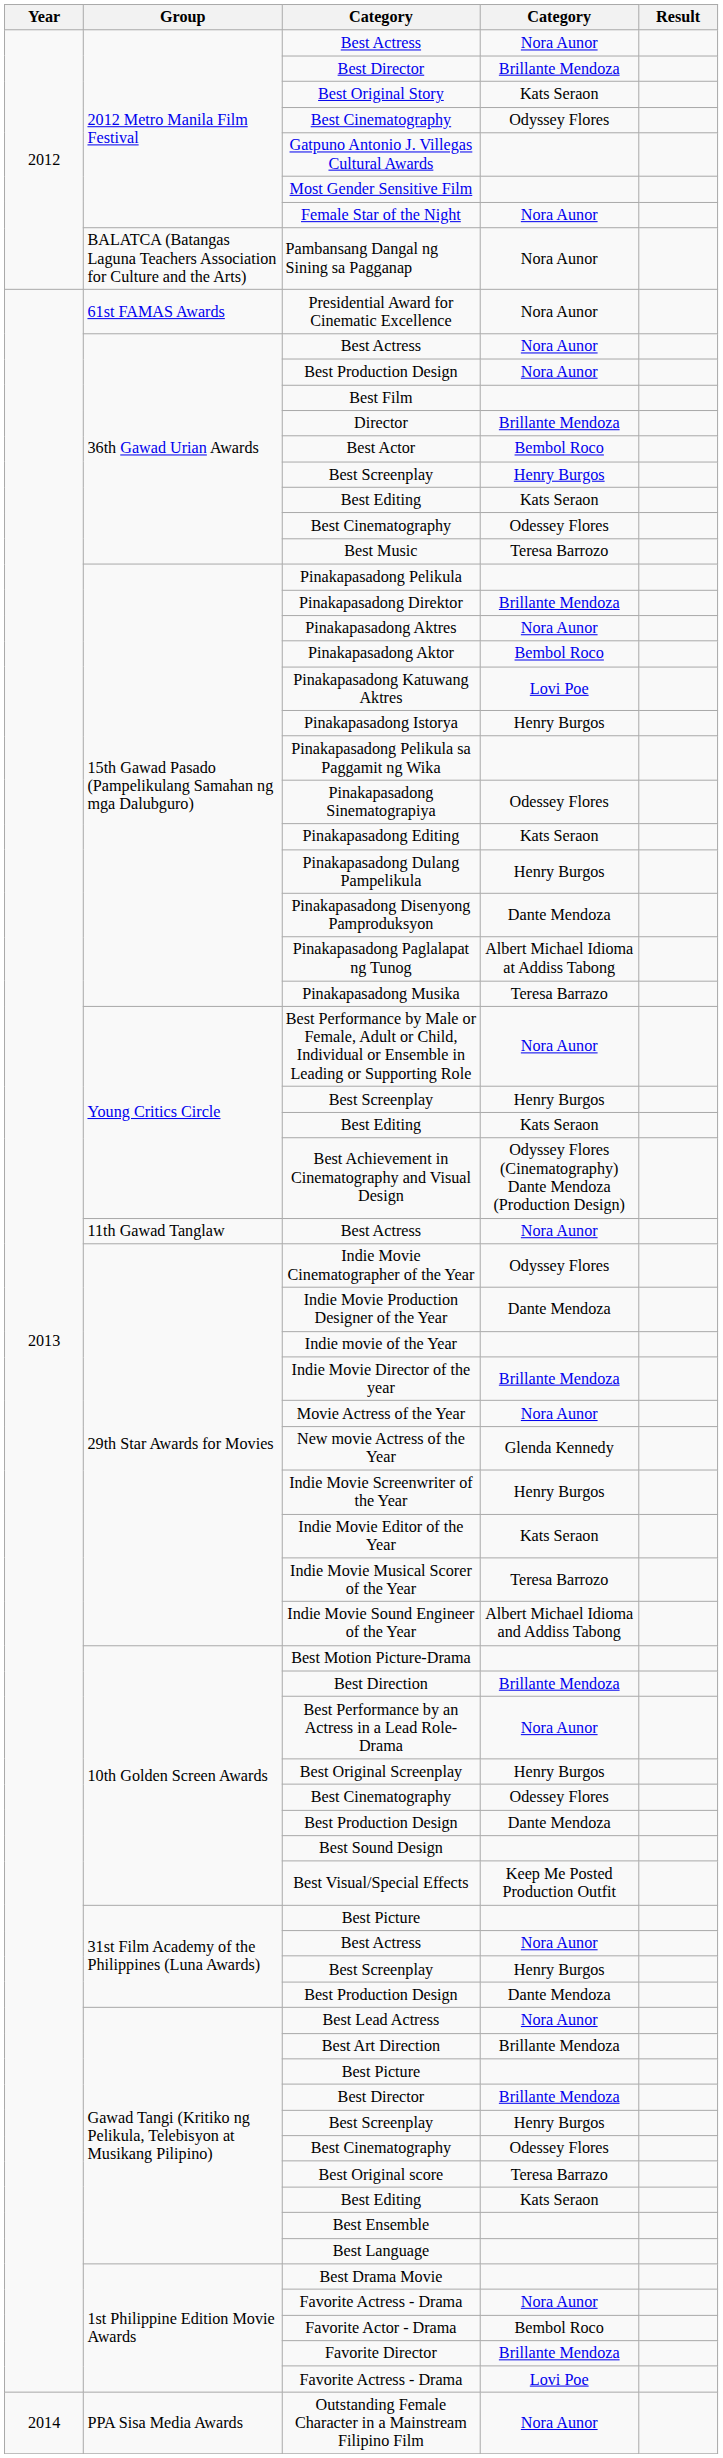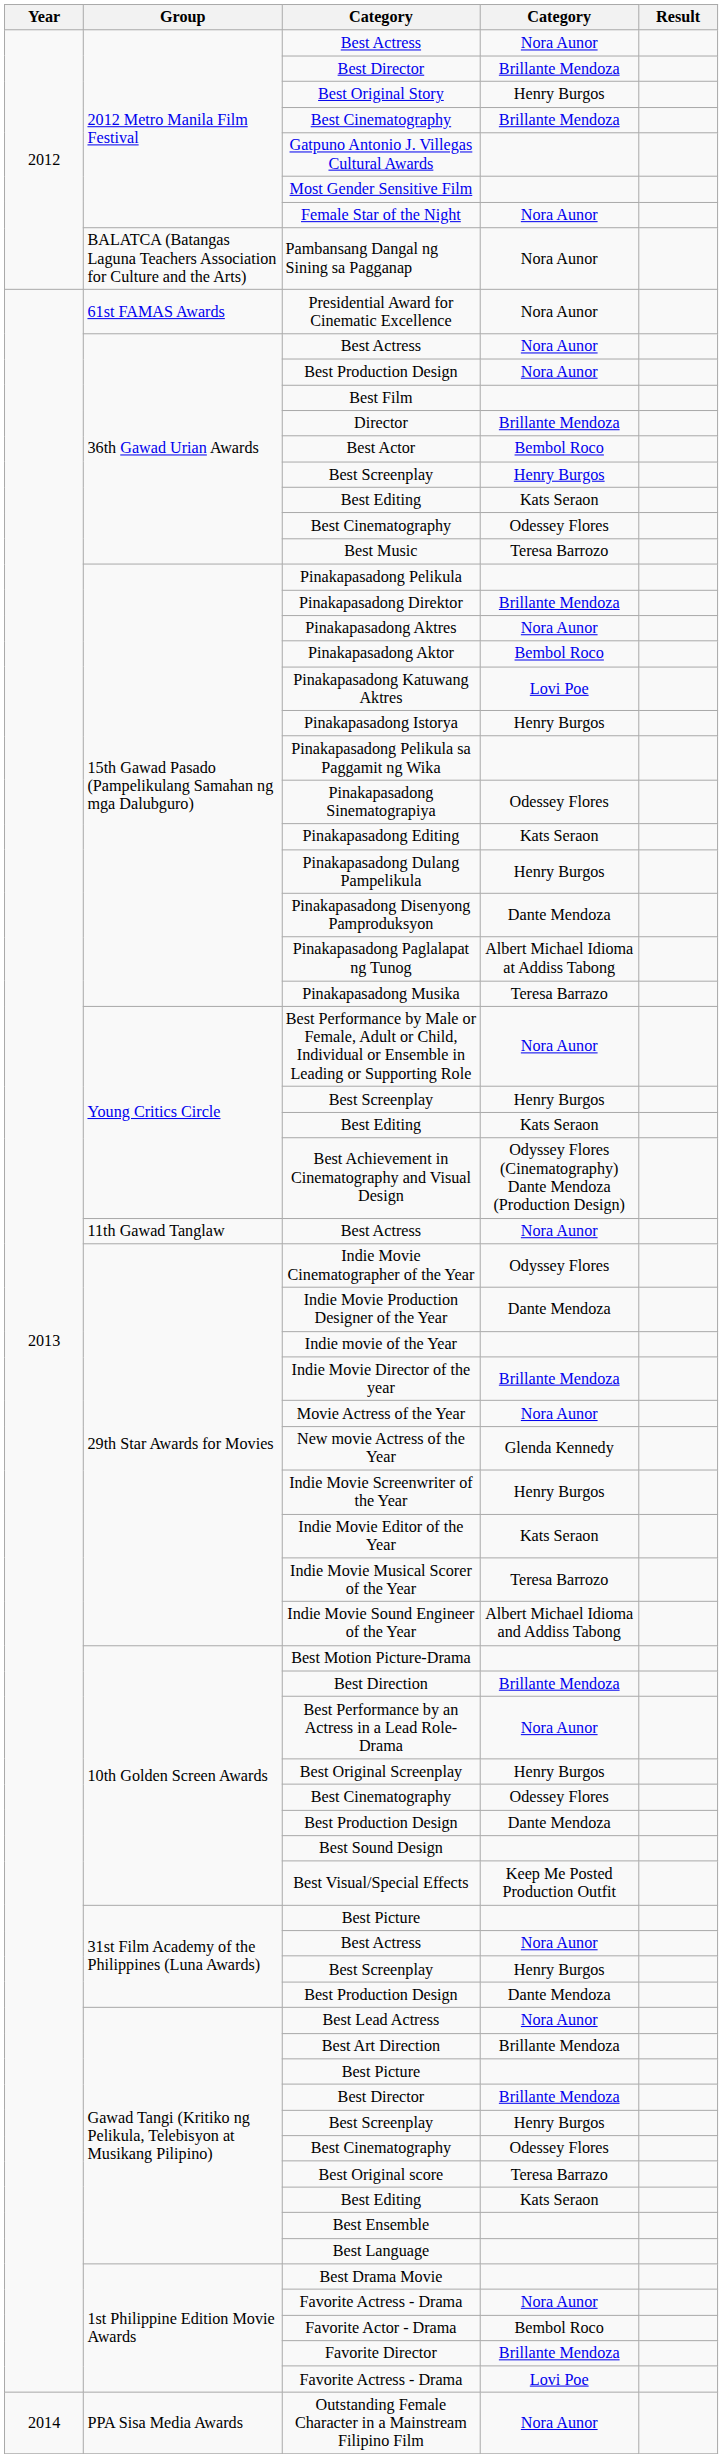(559, 94) Kats Seraon -> (559, 94) Henry Burgos
(559, 119) Odyssey Flores -> (559, 119) Brillante Mendoza
